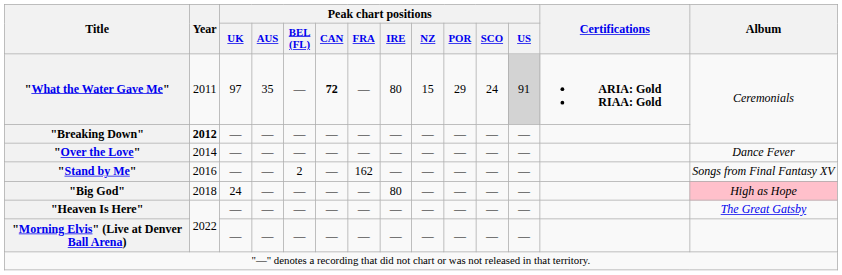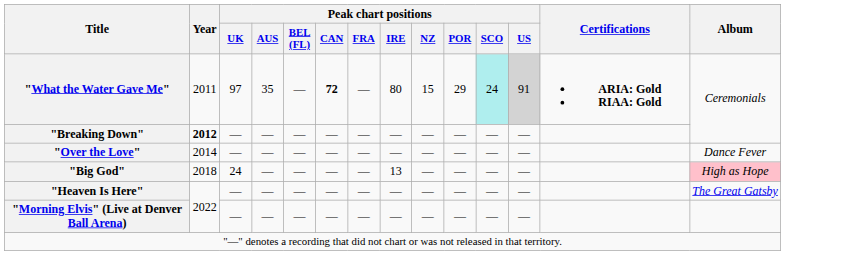(492, 89) no background -> (492, 89) paleturquoise background
- row: (97, 171)
(396, 190) 80 -> (396, 171) 13
